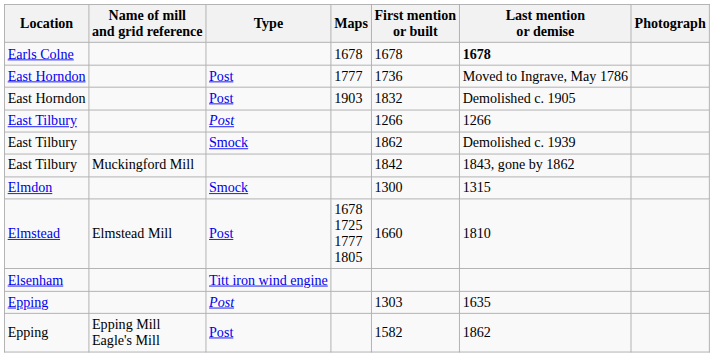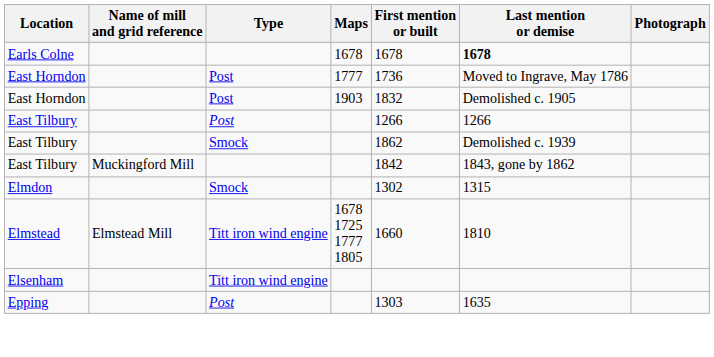(389, 187) 1300 -> (389, 187) 1302
(221, 233) Post -> (268, 233) Titt iron wind engine
- row: (28, 332)
